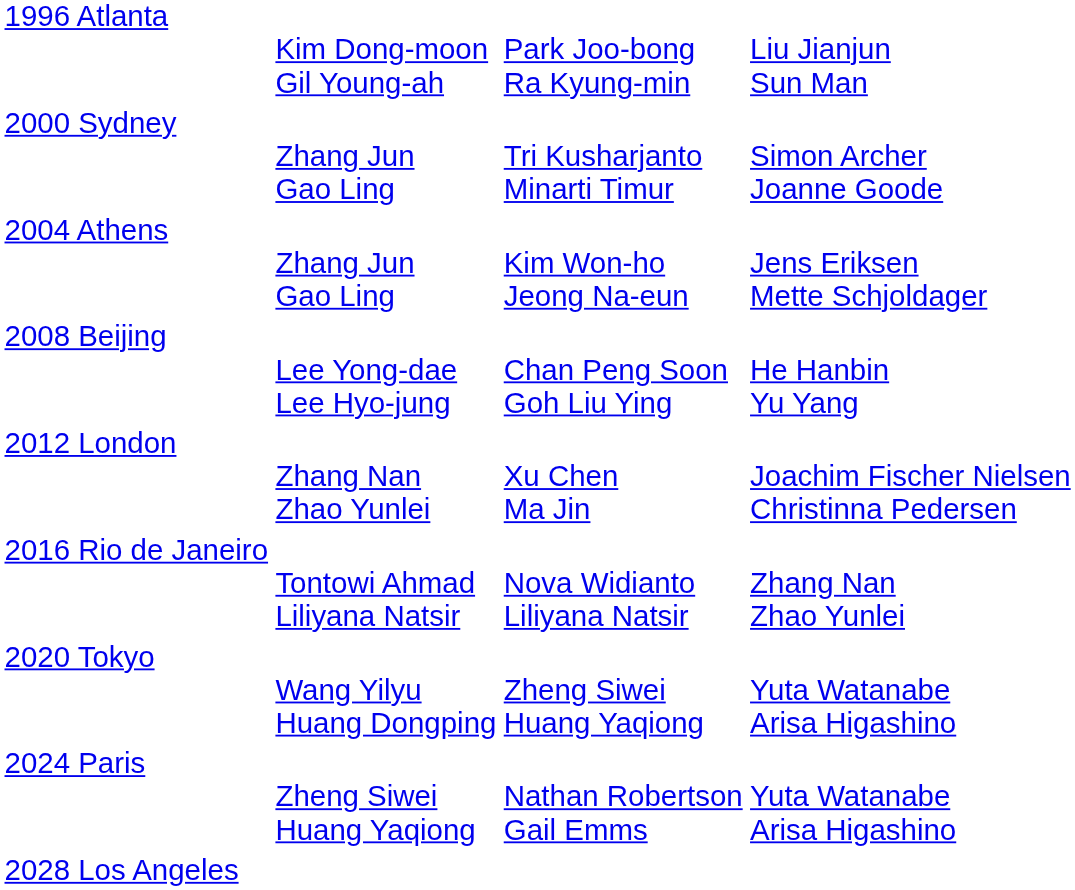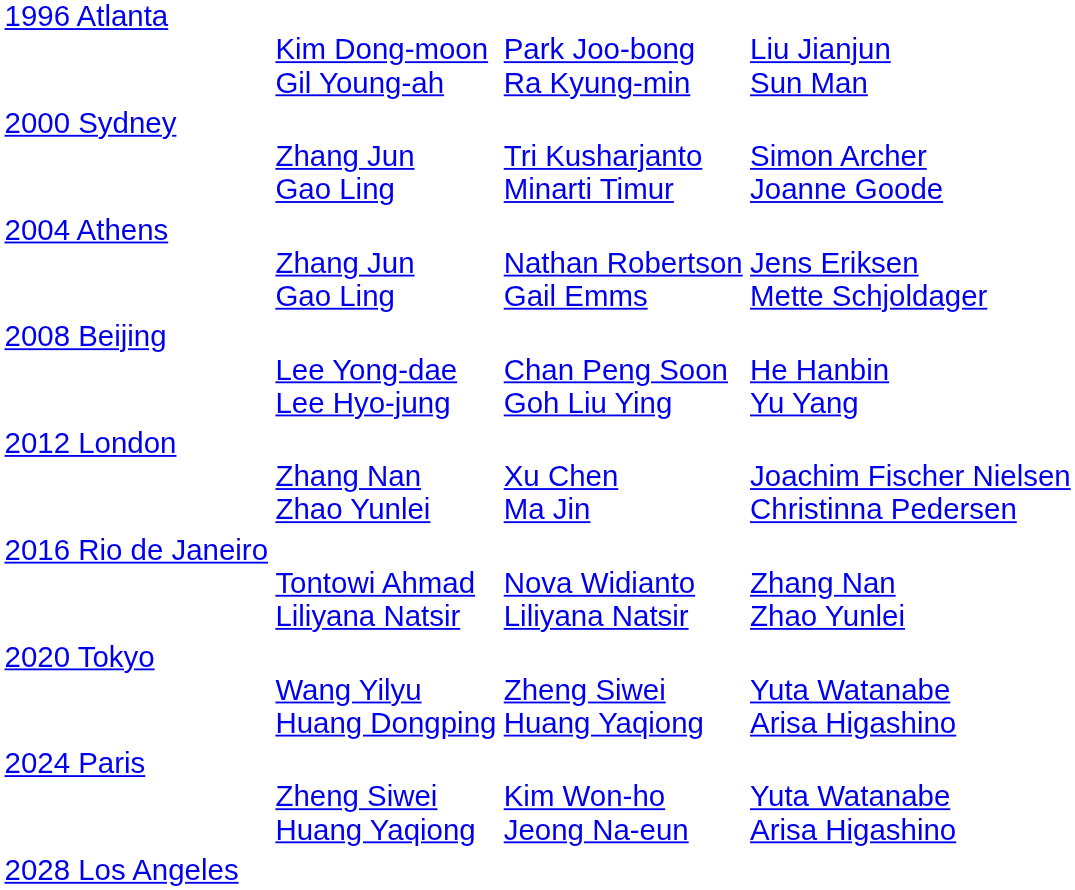(596, 279) Kim Won-ho Jeong Na-eun -> (623, 279) Nathan Robertson Gail Emms
(623, 813) Nathan Robertson Gail Emms -> (596, 813) Kim Won-ho Jeong Na-eun
